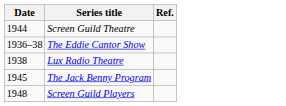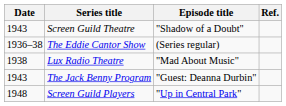+ column: (206, 12)
(17, 28) 1944 -> (17, 28) 1943
(17, 77) 1945 -> (17, 77) 1943
